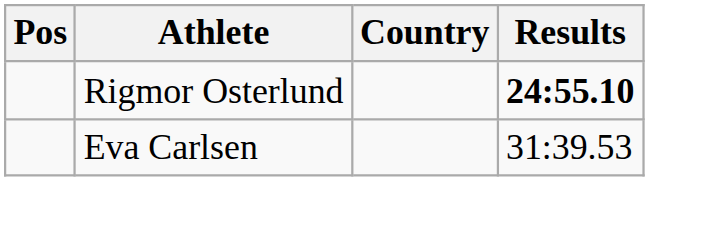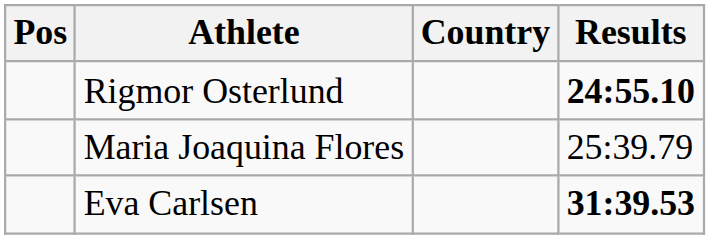+ row: (244, 146)
(569, 146) normal -> (631, 203) bold
